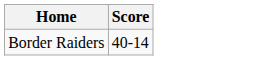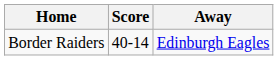+ column: (213, 17)
